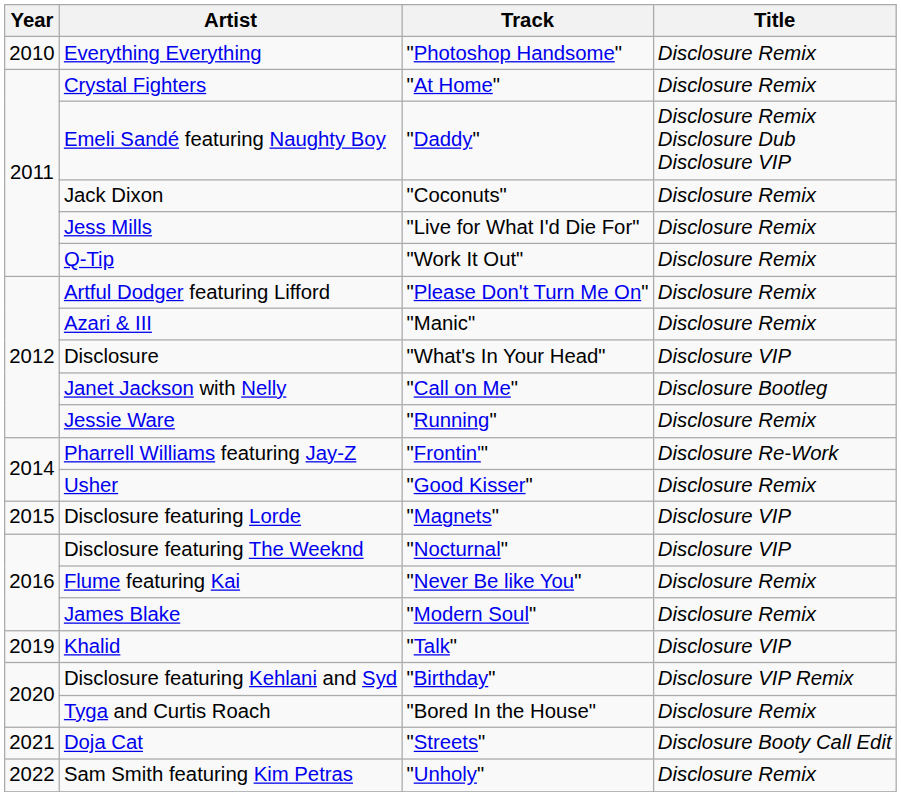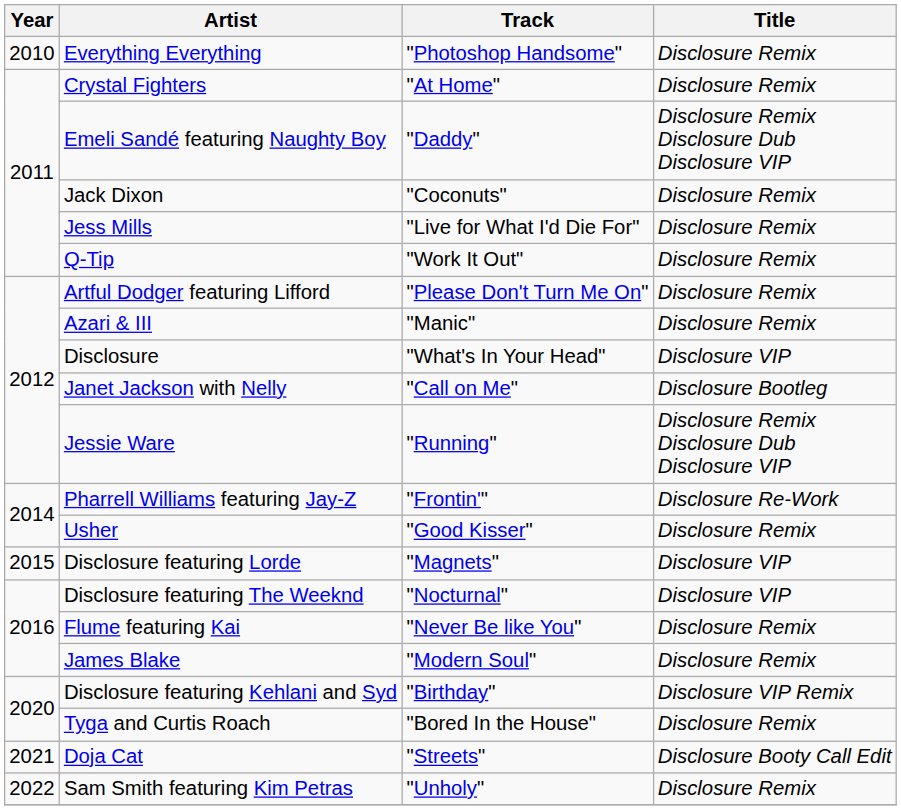(737, 420) Disclosure Remix -> (737, 443) Disclosure Remix Disclosure Dub Disclosure VIP
- row: (92, 646)
